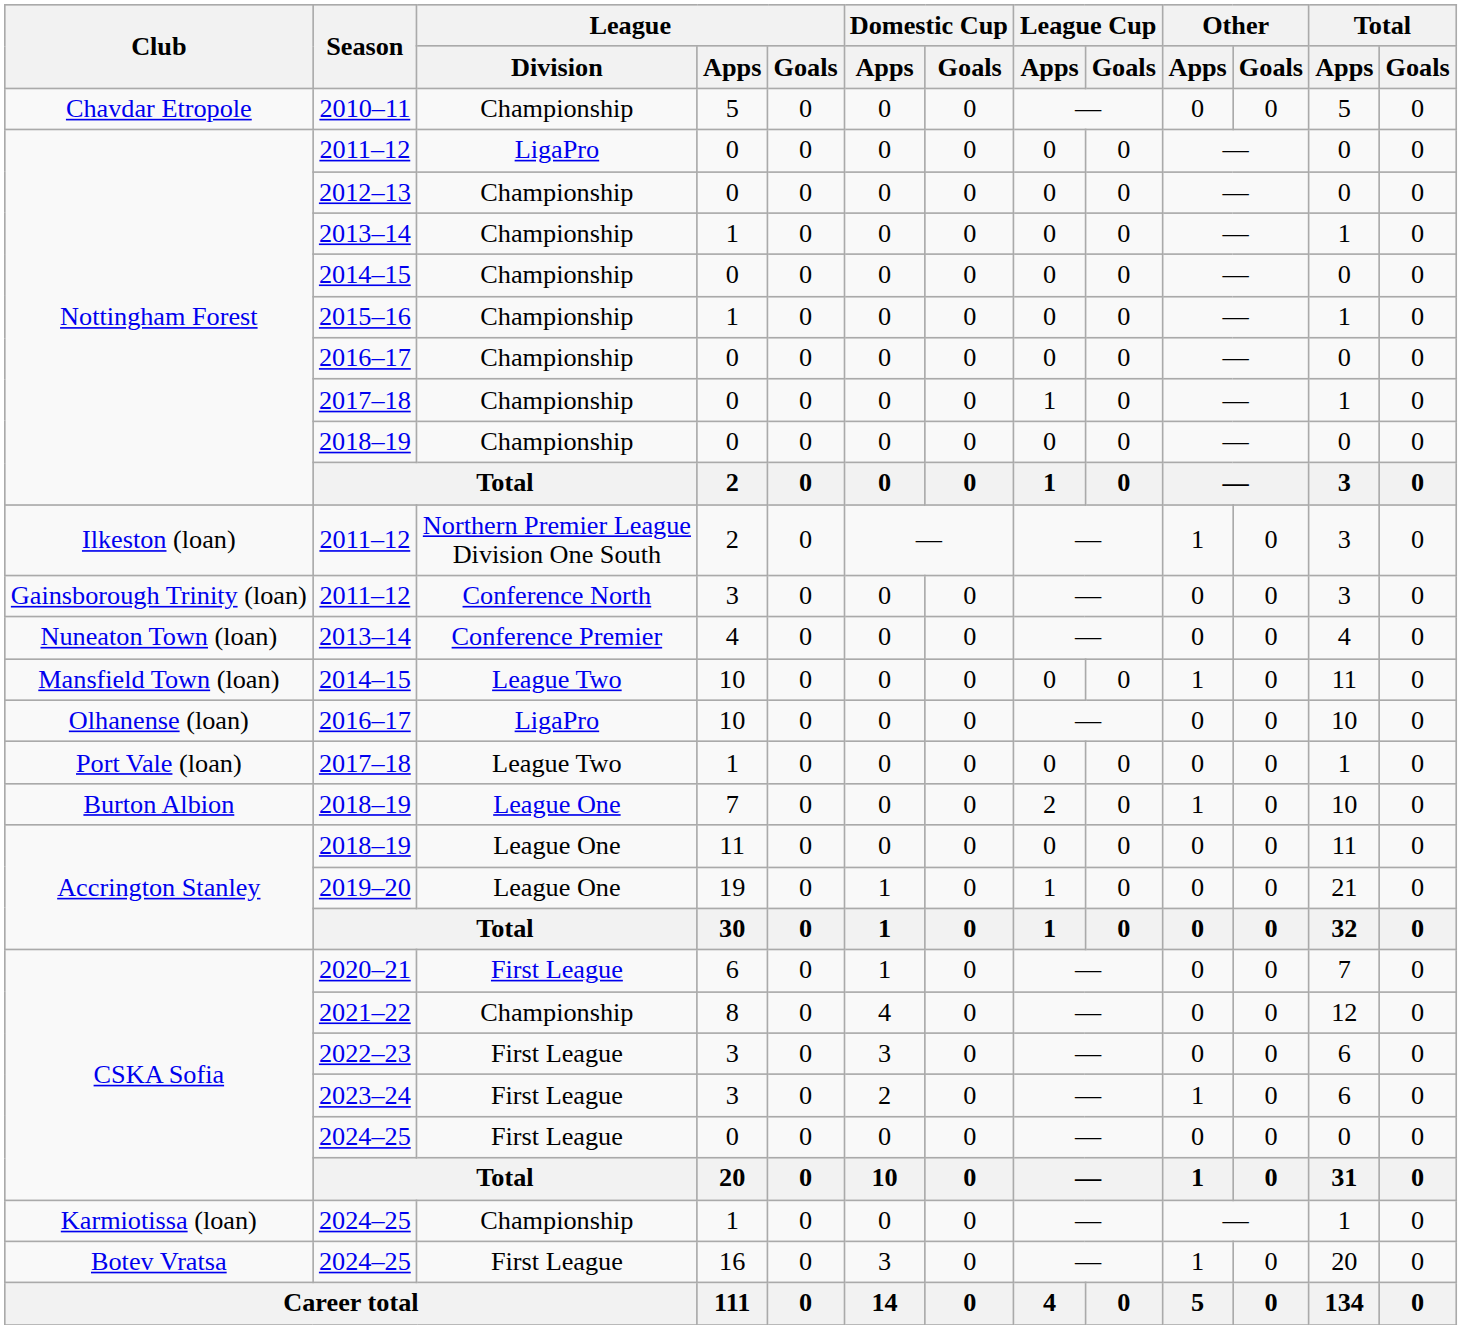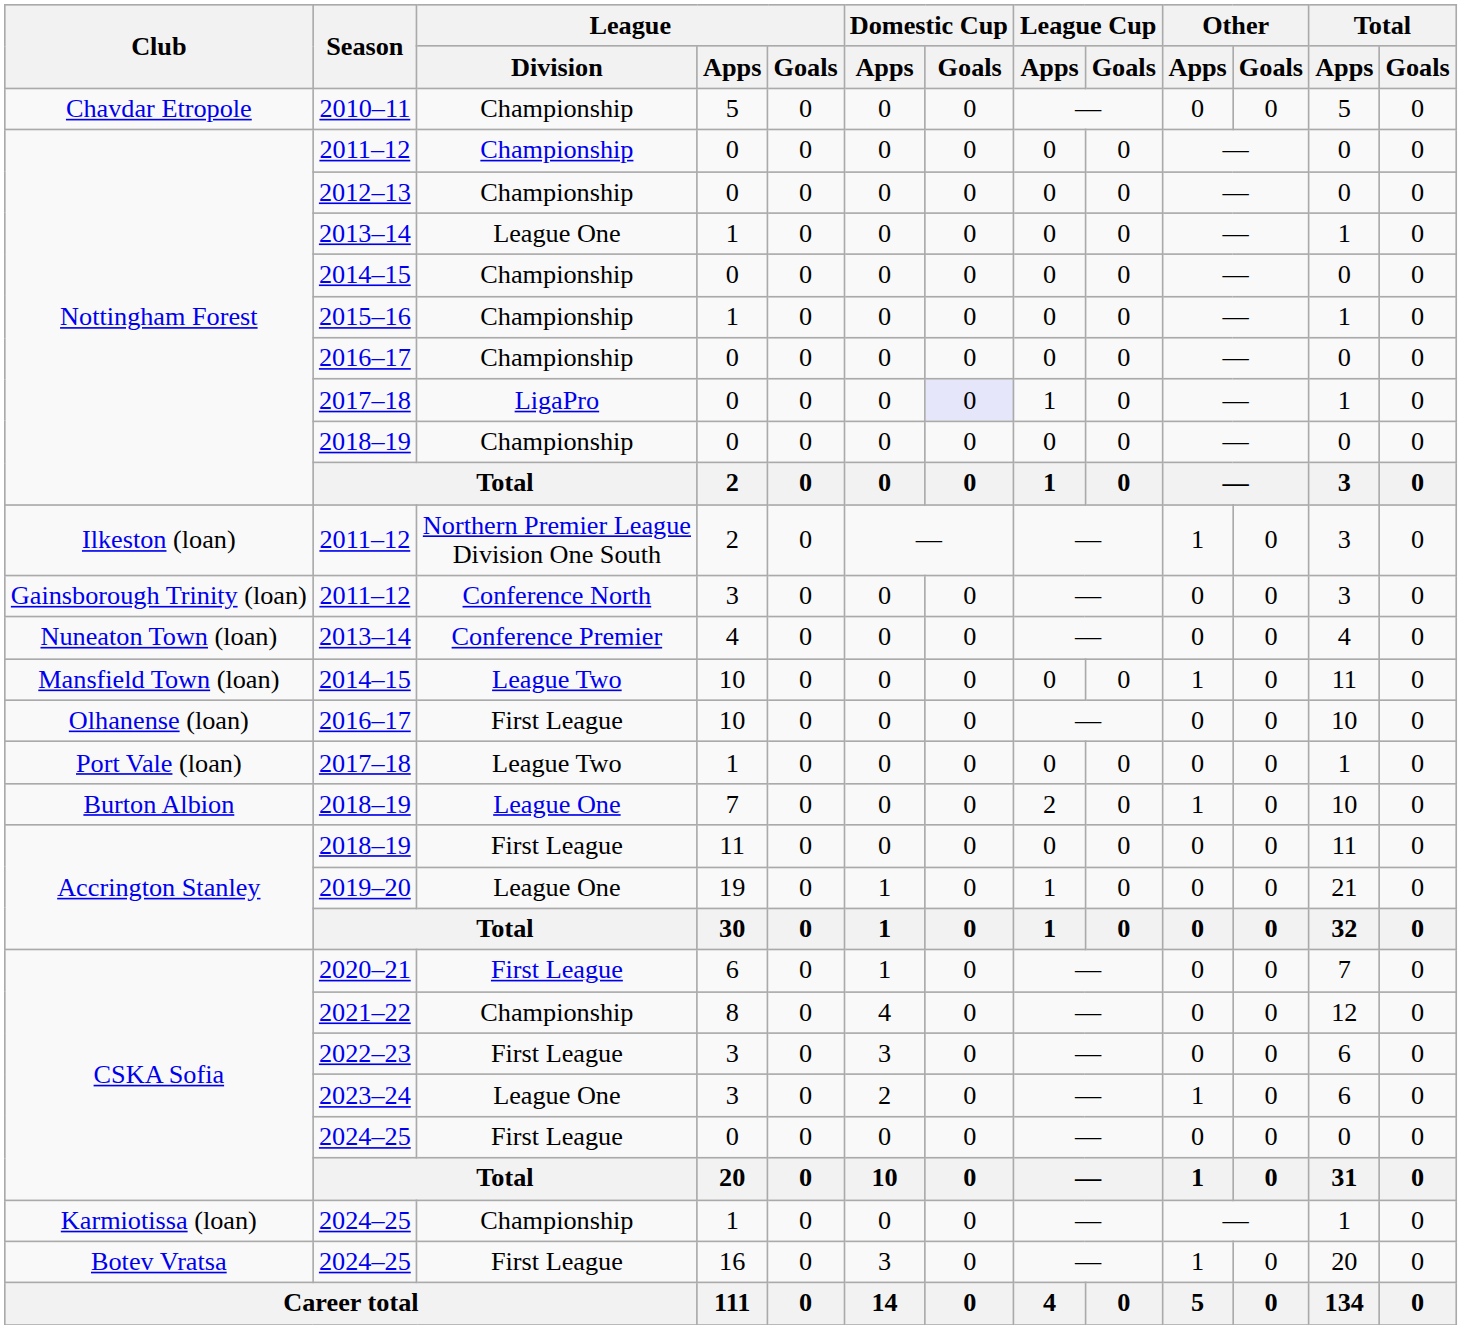(557, 150) LigaPro -> (557, 150) Championship
(557, 233) Championship -> (557, 233) League One
(557, 399) Championship -> (557, 399) LigaPro
(970, 399) no background -> (970, 399) lavender background
(557, 720) LigaPro -> (557, 720) First League
(557, 845) League One -> (557, 845) First League
(557, 1095) First League -> (557, 1095) League One
